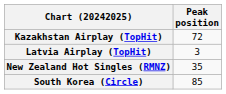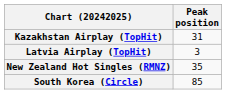(197, 37) 72 -> (197, 37) 31
